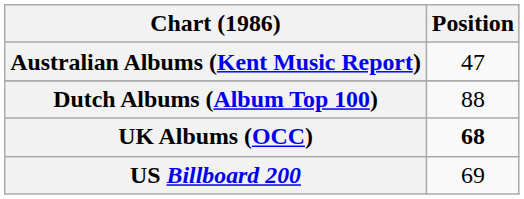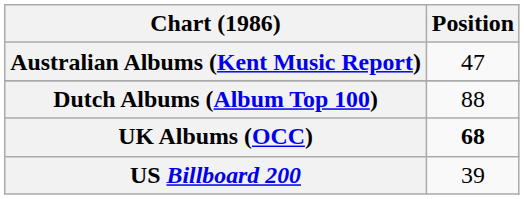(473, 174) 69 -> (473, 174) 39
